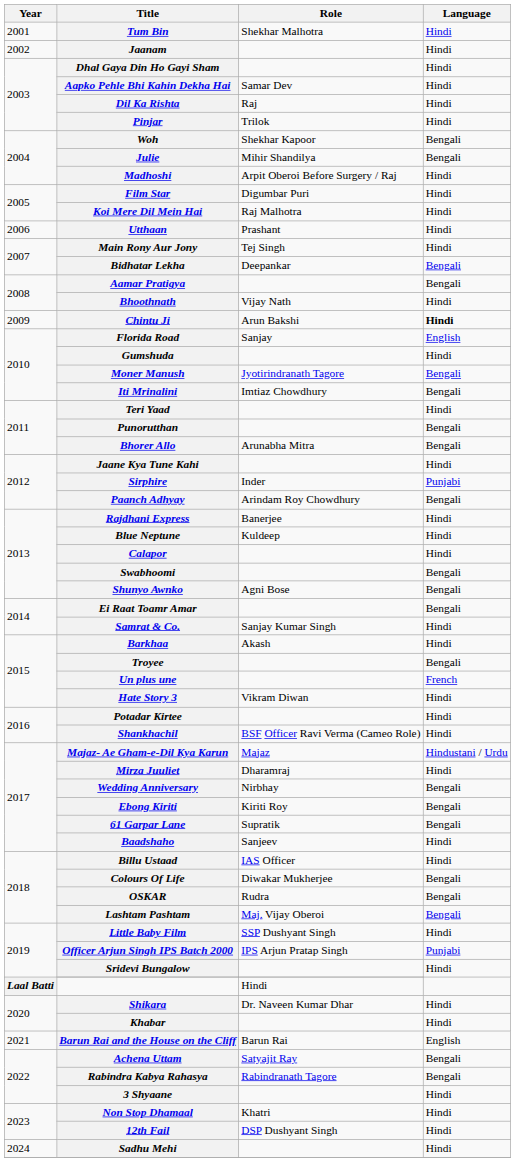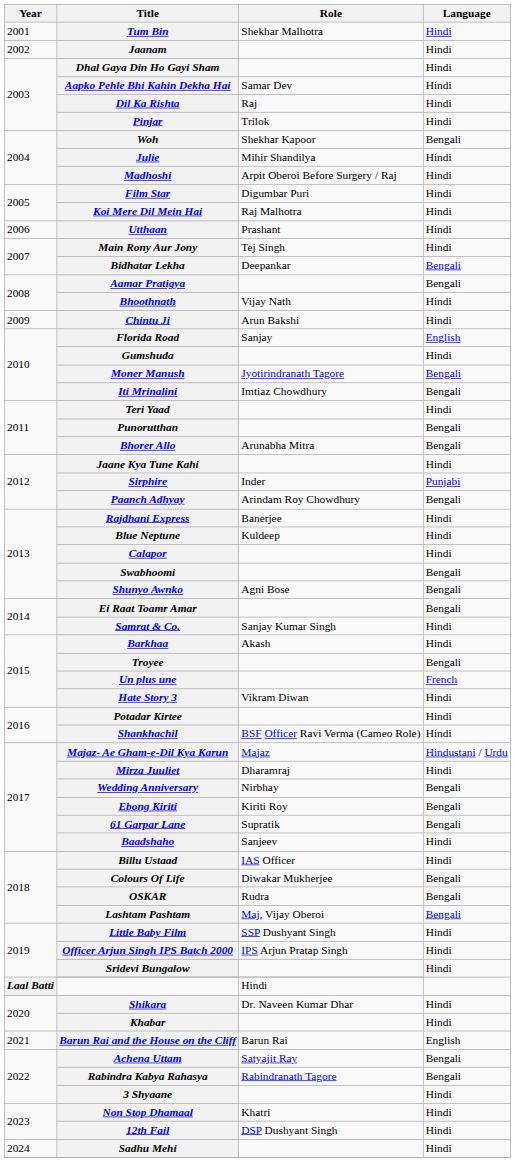(443, 157) Bengali -> (439, 157) Hindi
(440, 319) bold -> (439, 319) normal
(443, 950) Punjabi -> (439, 950) Hindi
